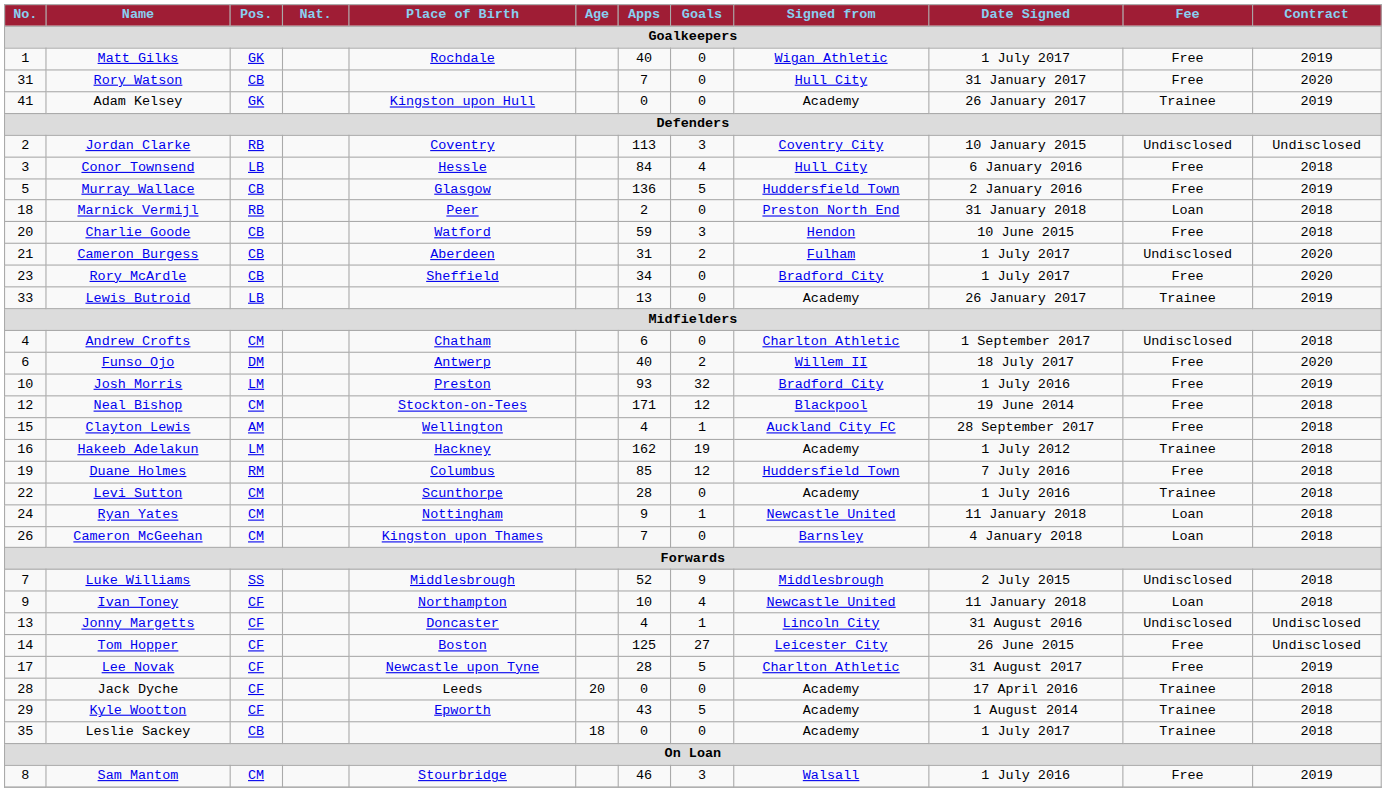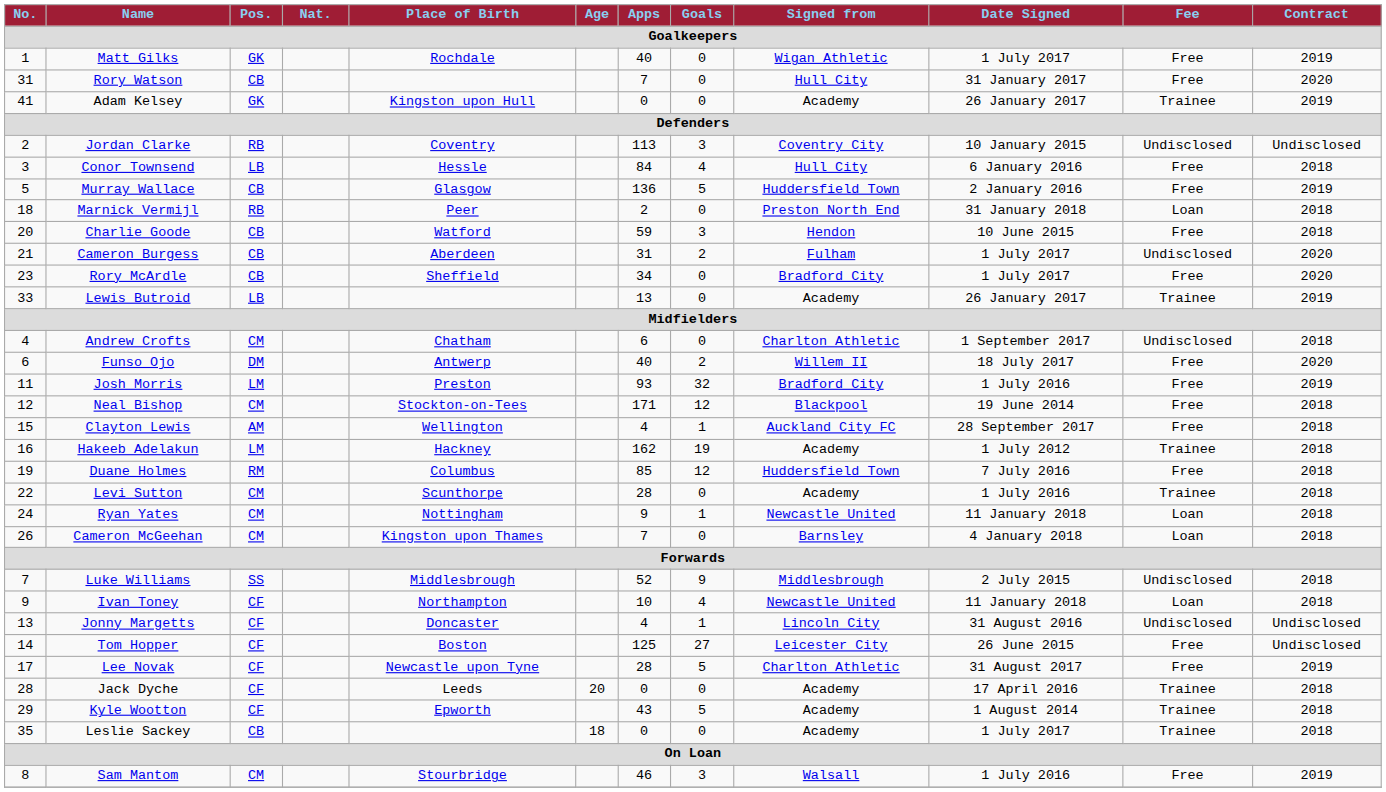(25, 385) 10 -> (25, 385) 11
